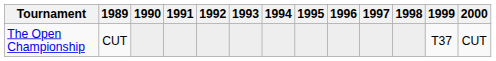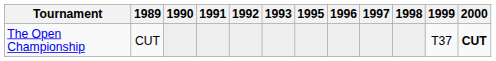- column: (278, 14)
(474, 40) normal -> (474, 40) bold
